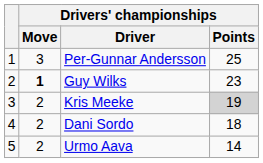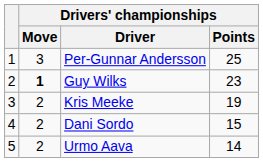(234, 103) lightgrey background -> (234, 103) no background
(234, 124) 18 -> (234, 124) 15
